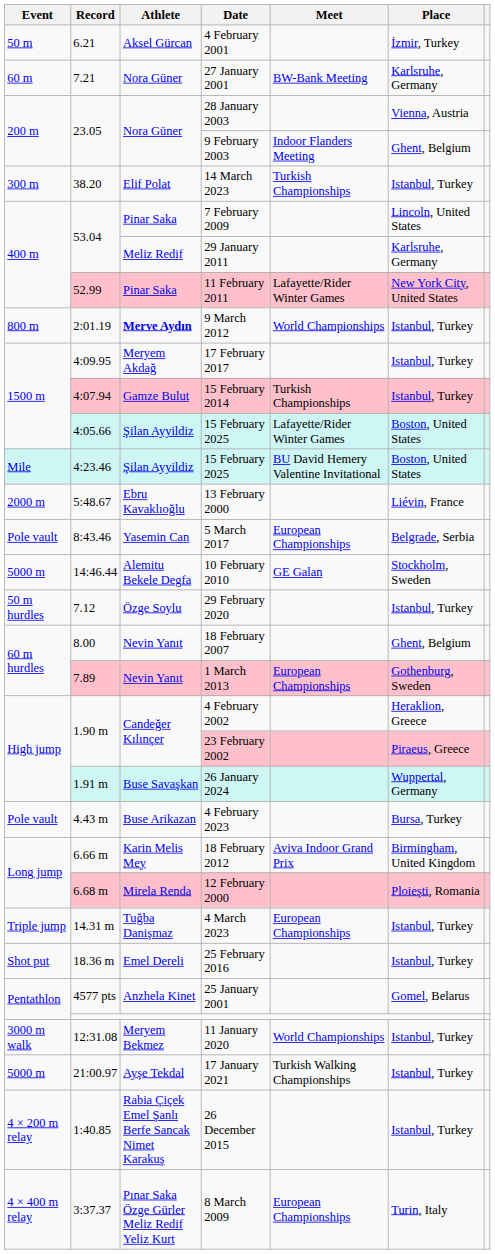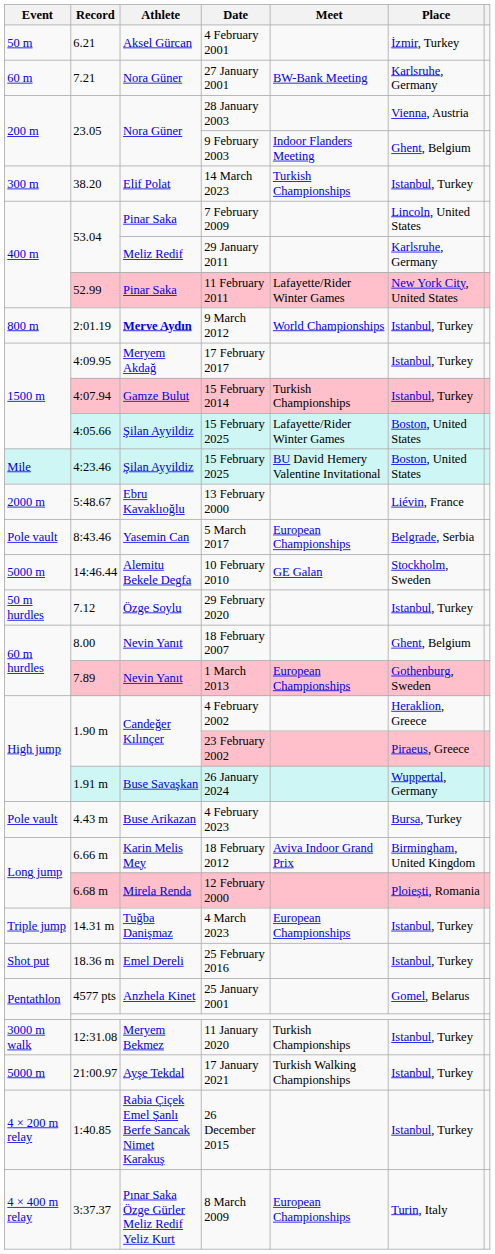(329, 1037) World Championships -> (312, 1037) Turkish Championships
